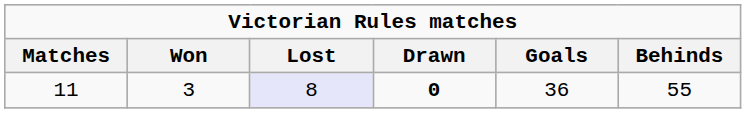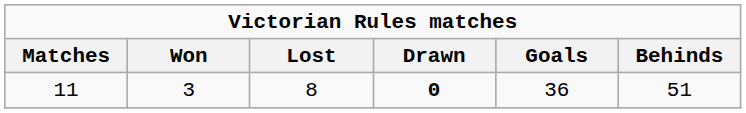(311, 90) lavender background -> (311, 90) no background
(679, 90) 55 -> (679, 90) 51
